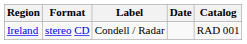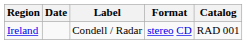columns swapped: (181, 13) <-> (67, 13)
